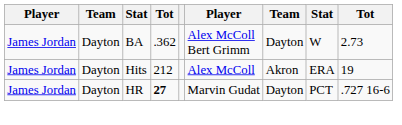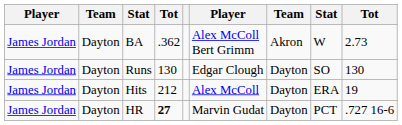(285, 42) Dayton -> (286, 42) Akron
+ row: (139, 69)
(282, 69) Akron -> (289, 89) Dayton
